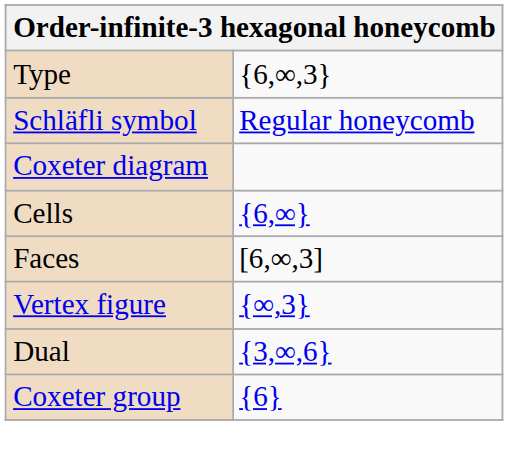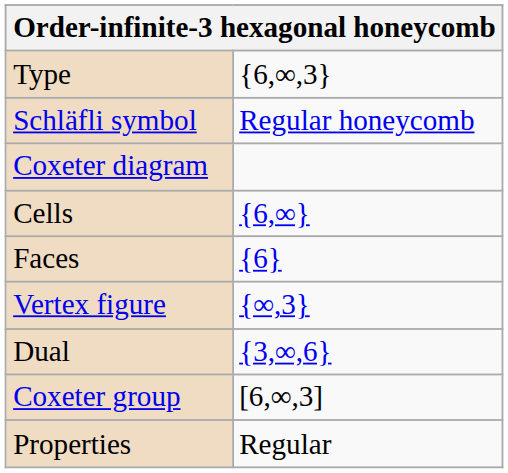(281, 258) [6,∞,3] -> (260, 258) {6}
(260, 397) {6} -> (281, 397) [6,∞,3]
+ row: (72, 443)
